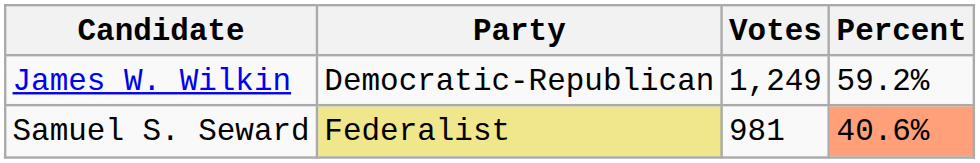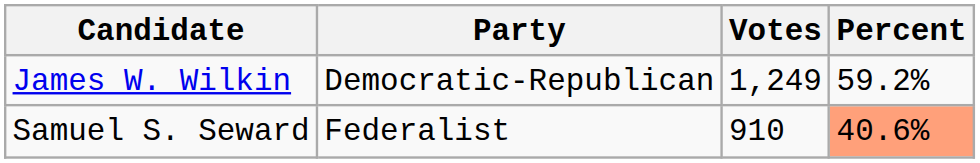(417, 131) khaki background -> (417, 131) no background
(757, 131) 981 -> (757, 131) 910
